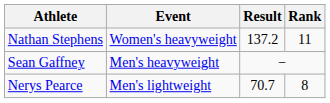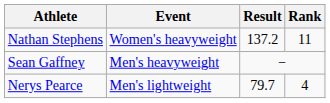(263, 86) 70.7 -> (263, 86) 79.7
(305, 86) 8 -> (305, 86) 4
